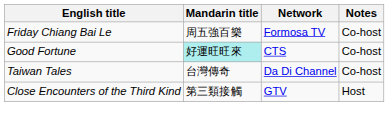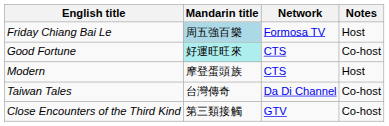(214, 31) no background -> (214, 31) lightblue background
(361, 32) Co-host -> (353, 32) Host
+ row: (26, 71)
(353, 91) Host -> (361, 111) Co-host
